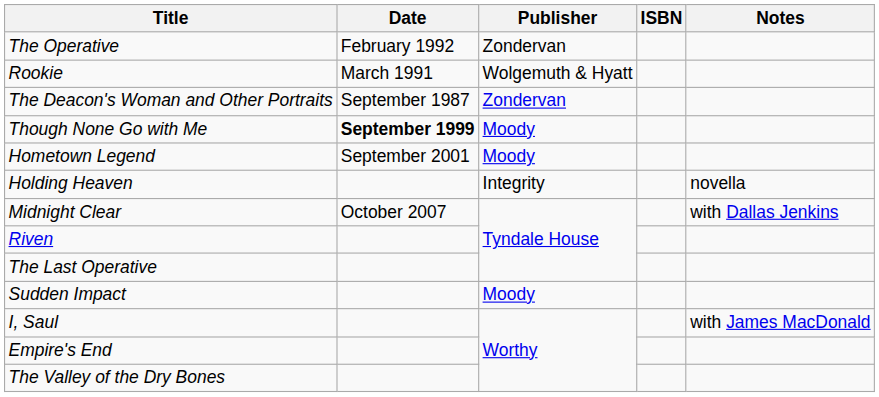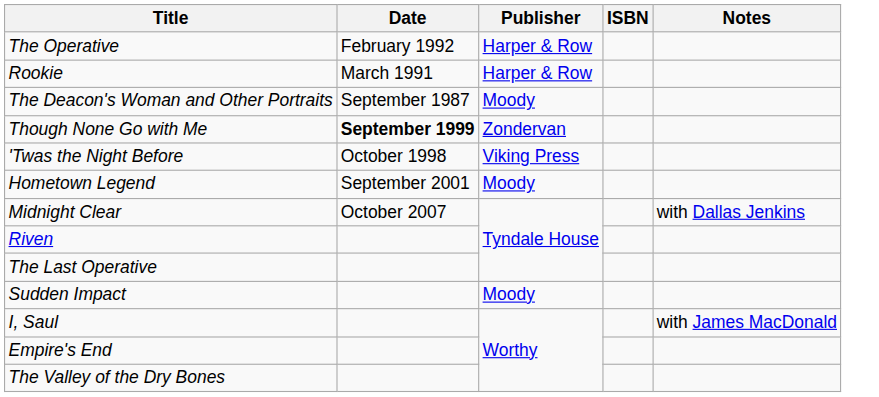(524, 45) Zondervan -> (537, 45) Harper & Row
(558, 73) Wolgemuth & Hyatt -> (537, 73) Harper & Row
(524, 101) Zondervan -> (509, 101) Moody
(509, 128) Moody -> (524, 128) Zondervan
+ row: (96, 156)
- row: (71, 184)
